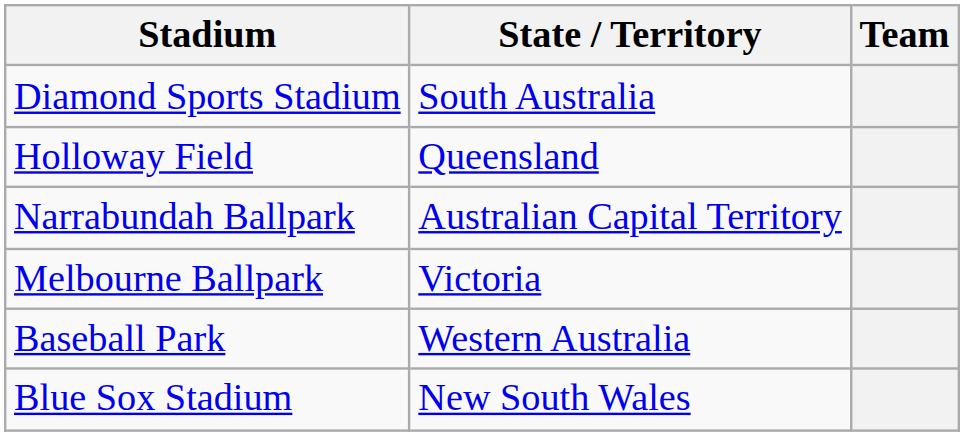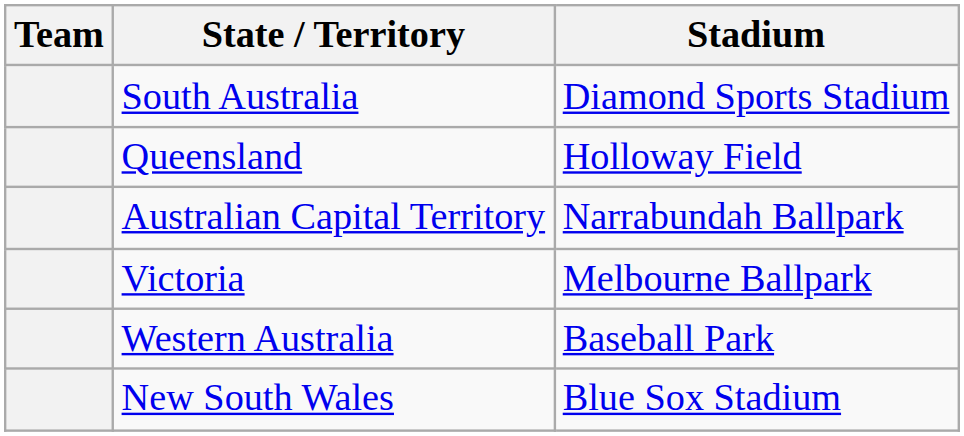columns swapped: (904, 34) <-> (207, 34)
